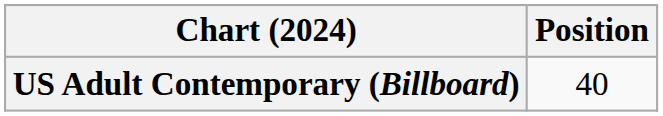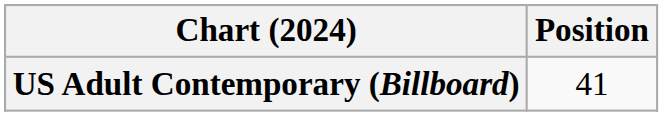(592, 83) 40 -> (592, 83) 41
